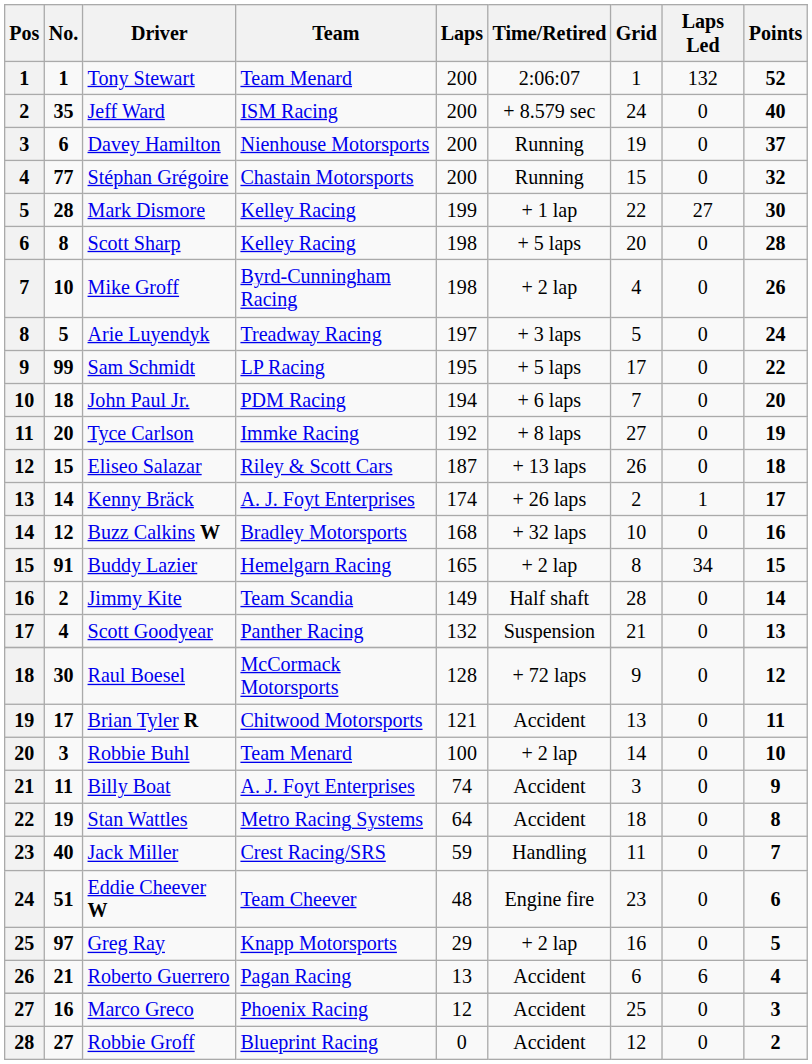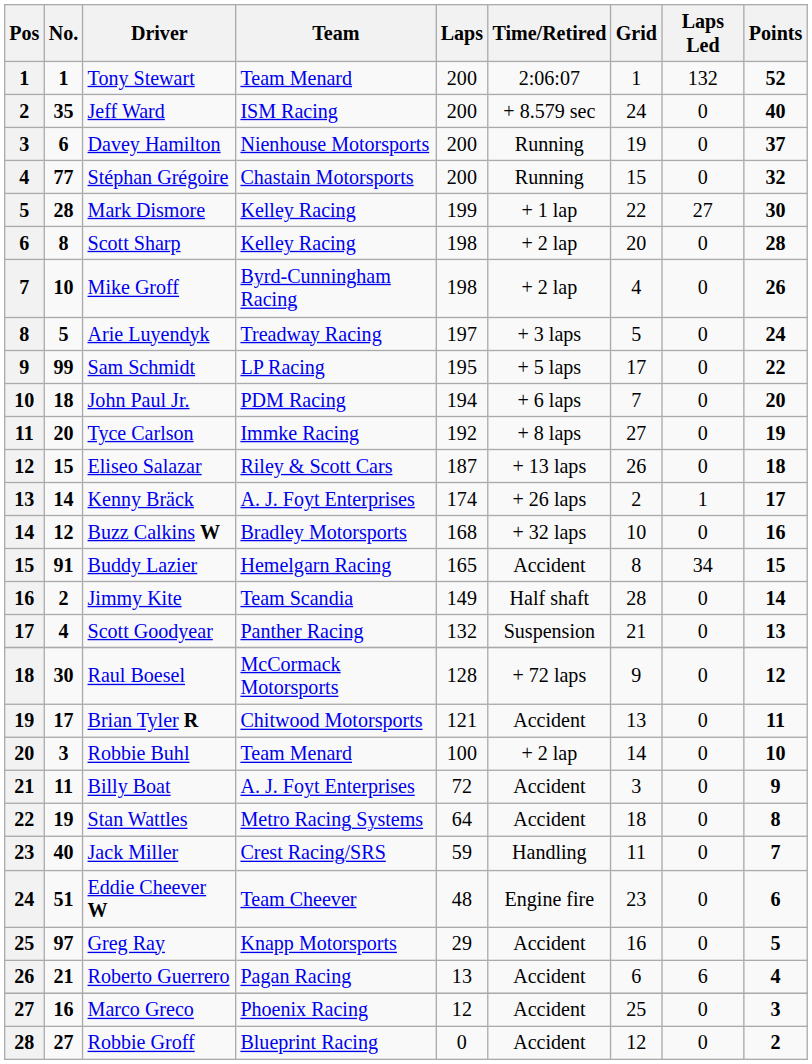(549, 243) + 5 laps -> (549, 243) + 2 lap
(549, 564) + 2 lap -> (549, 564) Accident
(462, 787) 74 -> (462, 787) 72
(549, 943) + 2 lap -> (549, 943) Accident
